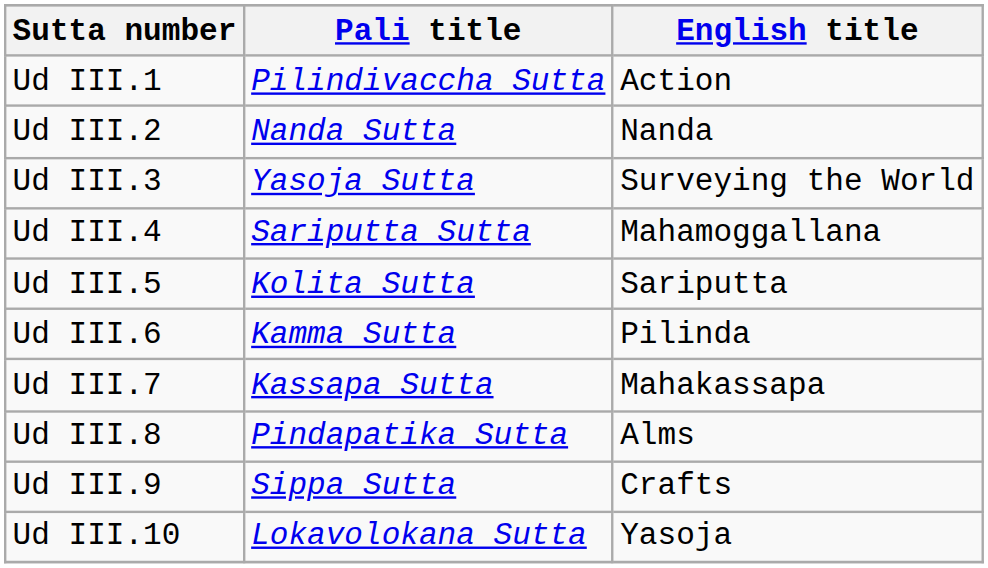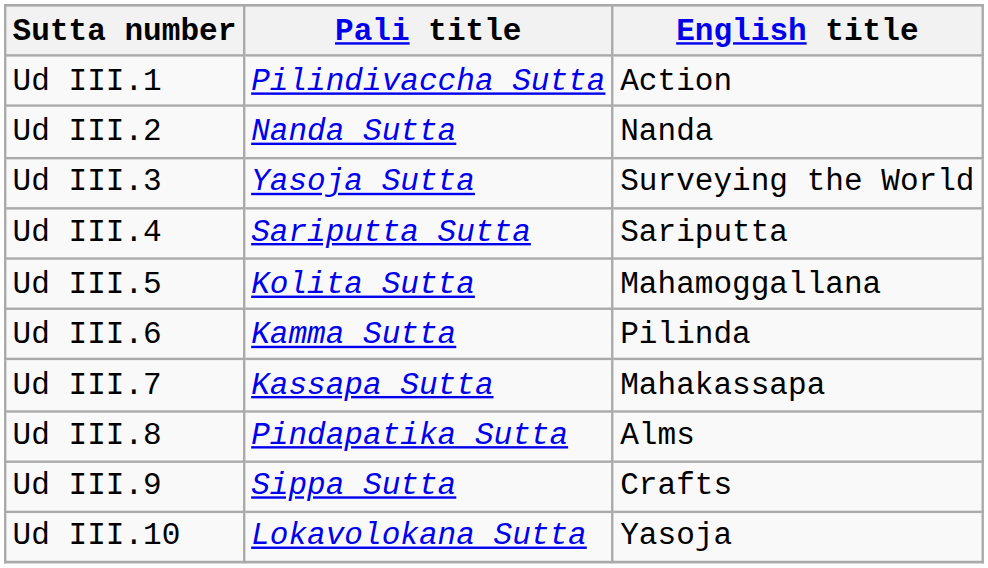(751, 233) Mahamoggallana -> (704, 233) Sariputta
(704, 284) Sariputta -> (751, 284) Mahamoggallana
